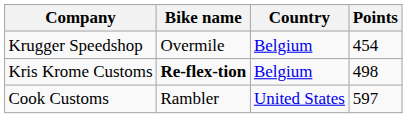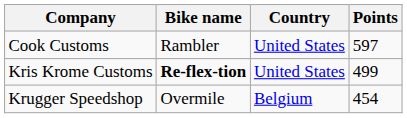rows swapped: (59, 98) <-> (76, 44)
(283, 71) Belgium -> (299, 71) United States
(365, 71) 498 -> (365, 71) 499
